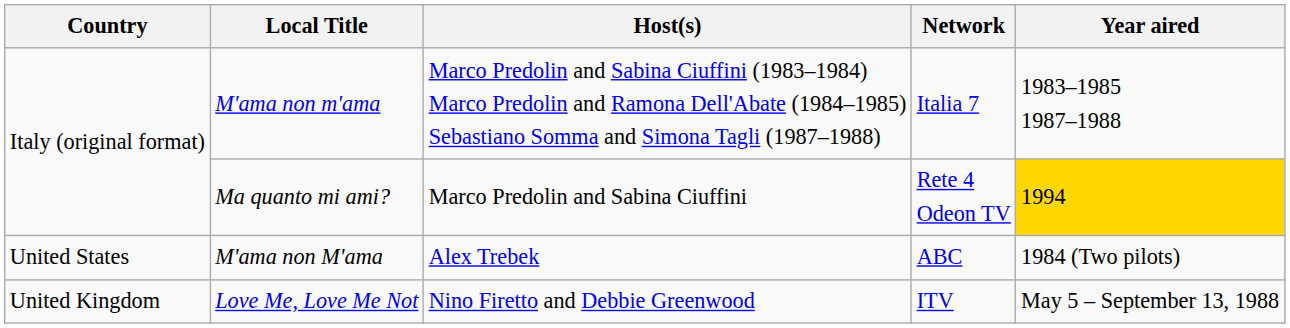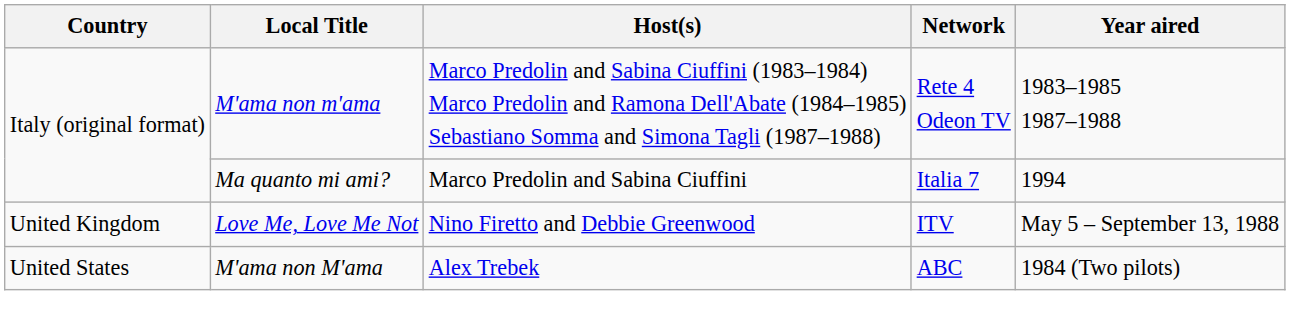(948, 103) Italia 7 -> (964, 103) Rete 4 Odeon TV
(964, 196) Rete 4 Odeon TV -> (948, 180) Italia 7
(1043, 196) gold background -> (1043, 180) no background
rows swapped: (317, 300) <-> (299, 257)
